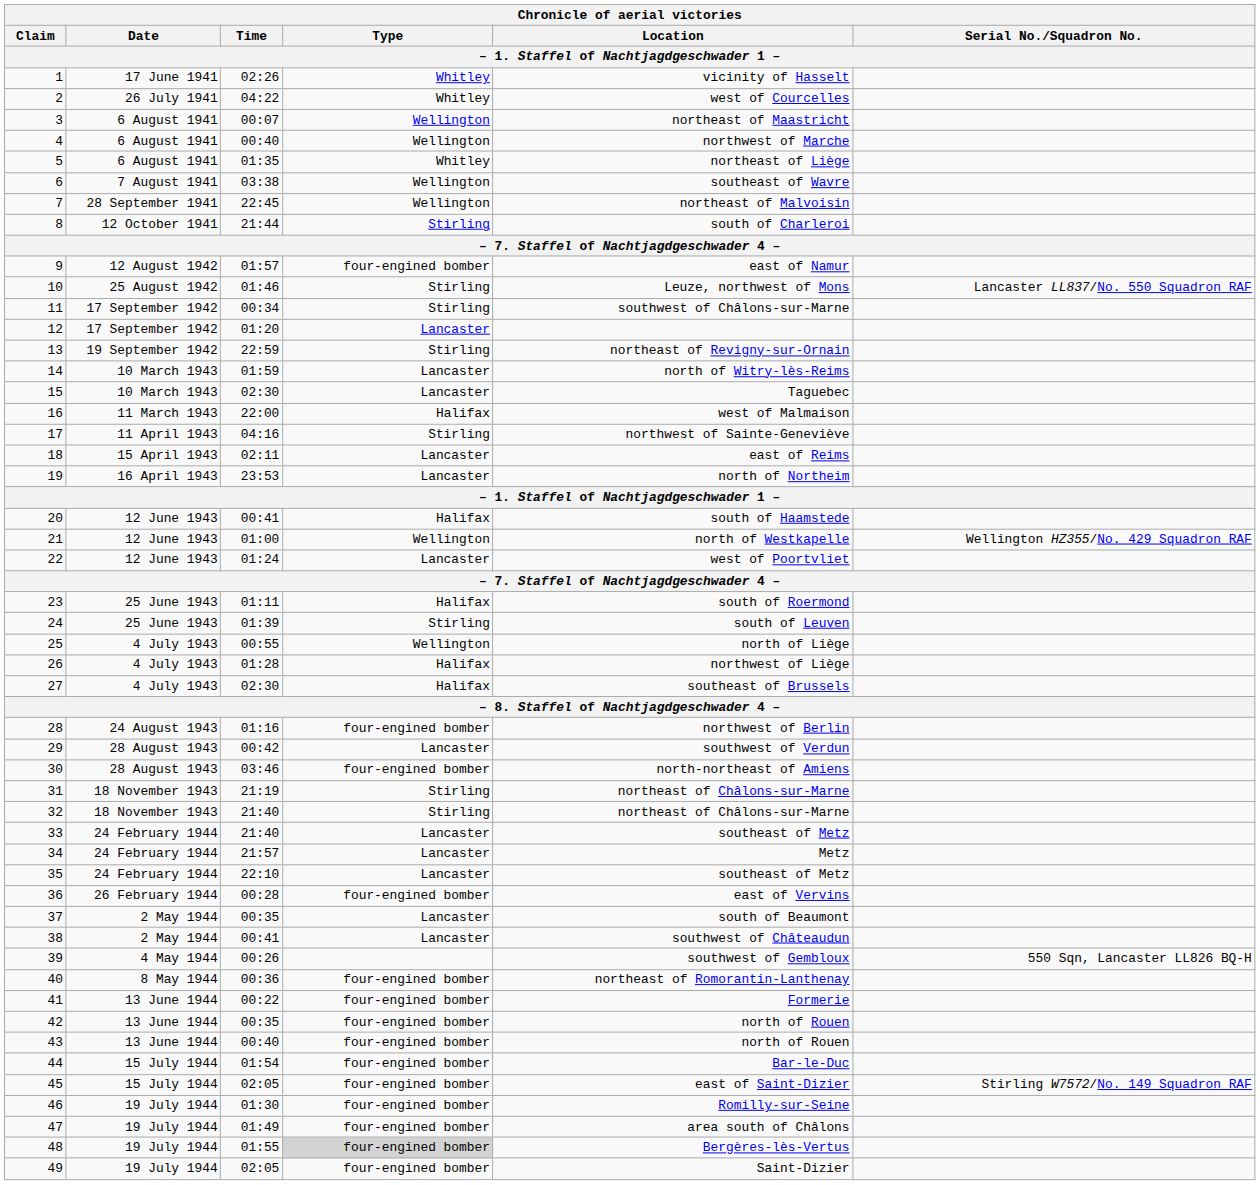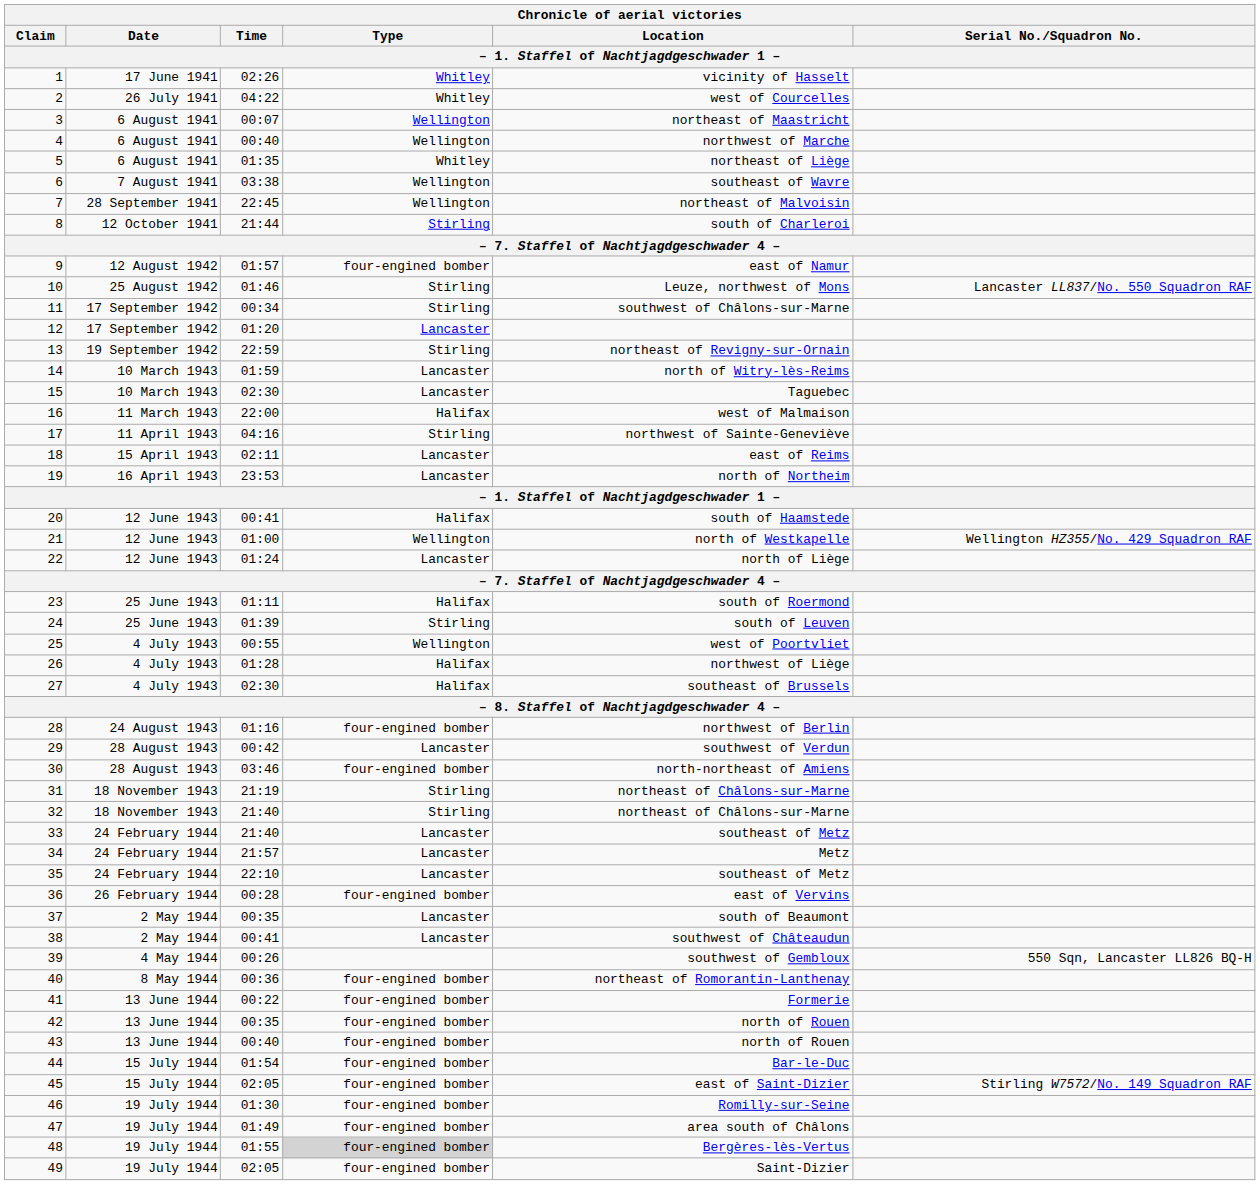(780, 560) west of Poortvliet -> (795, 560) north of Liège
(795, 644) north of Liège -> (780, 644) west of Poortvliet
